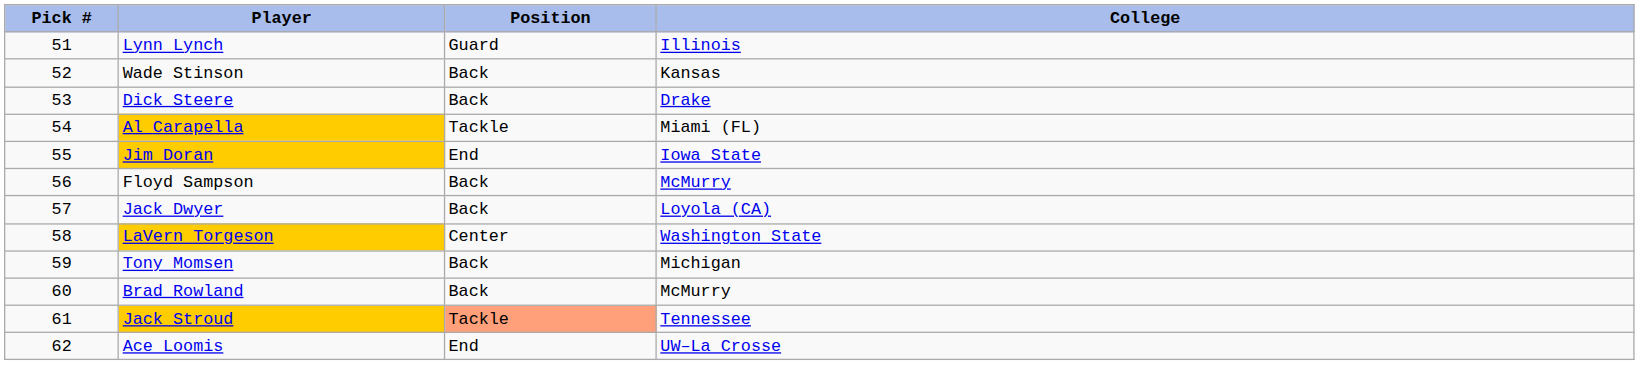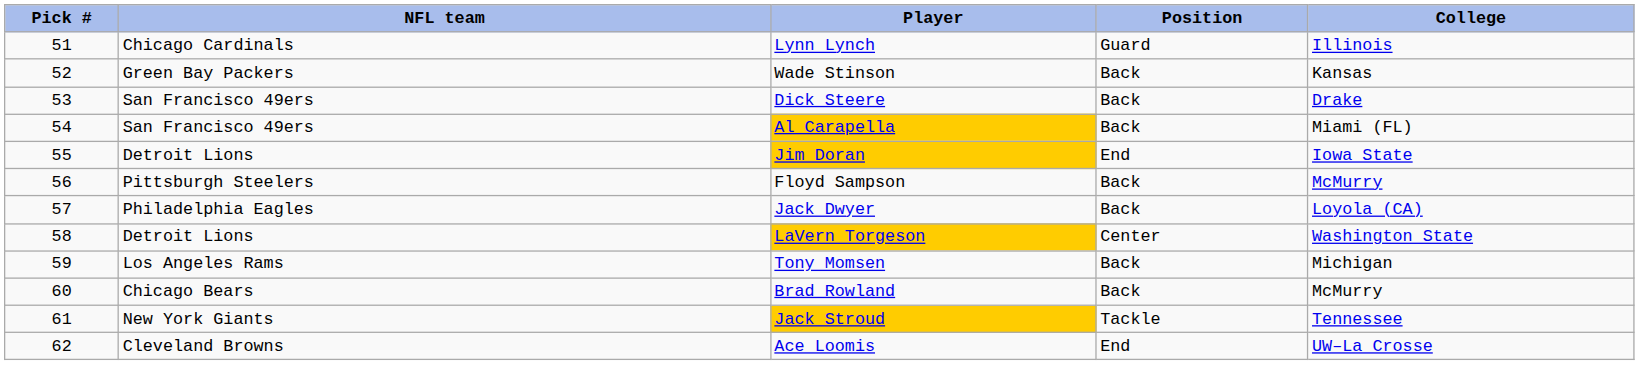+ column: (445, 18)
(479, 128) Tackle -> (1120, 128) Back
(479, 319) lightsalmon background -> (1130, 319) no background
